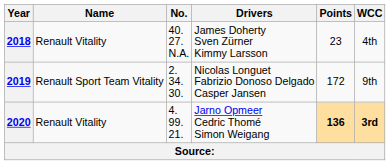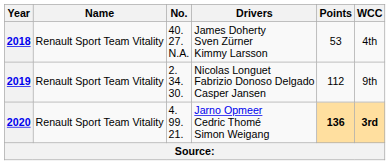(71, 42) Renault Vitality -> (100, 42) Renault Sport Team Vitality
(336, 42) 23 -> (336, 42) 53
(336, 82) 172 -> (336, 82) 112
(71, 123) Renault Vitality -> (100, 123) Renault Sport Team Vitality
